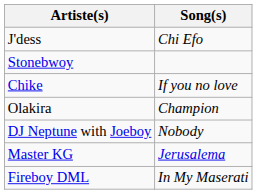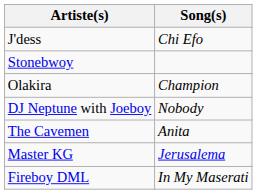- row: (25, 85)
+ row: (48, 131)
